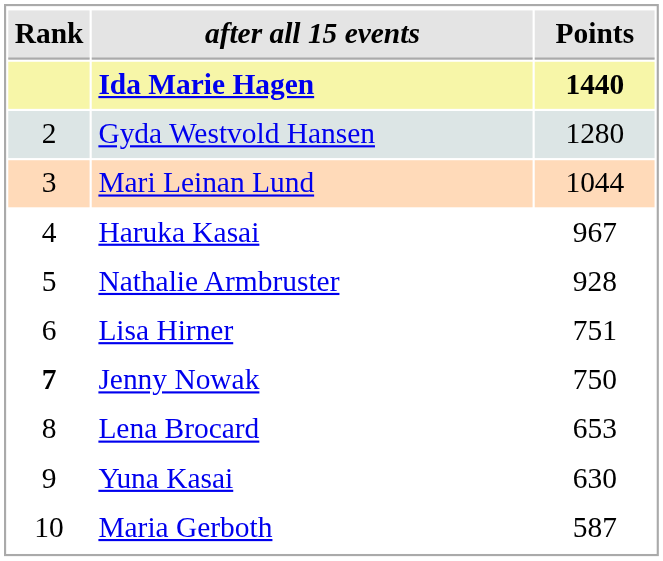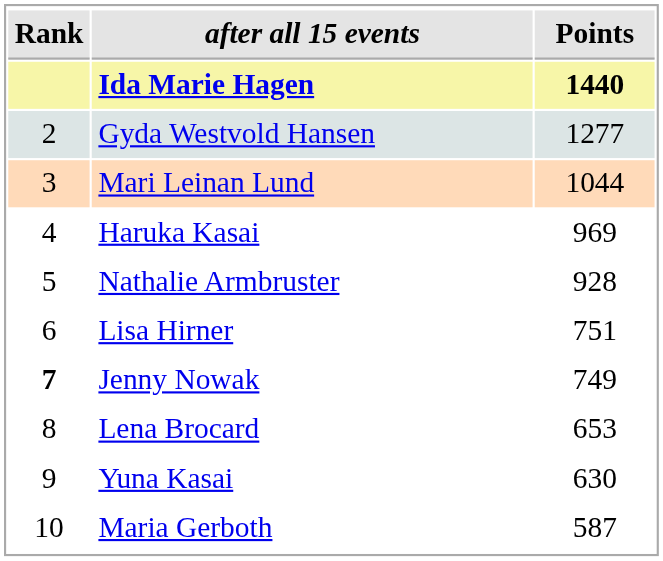(595, 133) 1280 -> (595, 133) 1277
(595, 232) 967 -> (595, 232) 969
(595, 380) 750 -> (595, 380) 749
